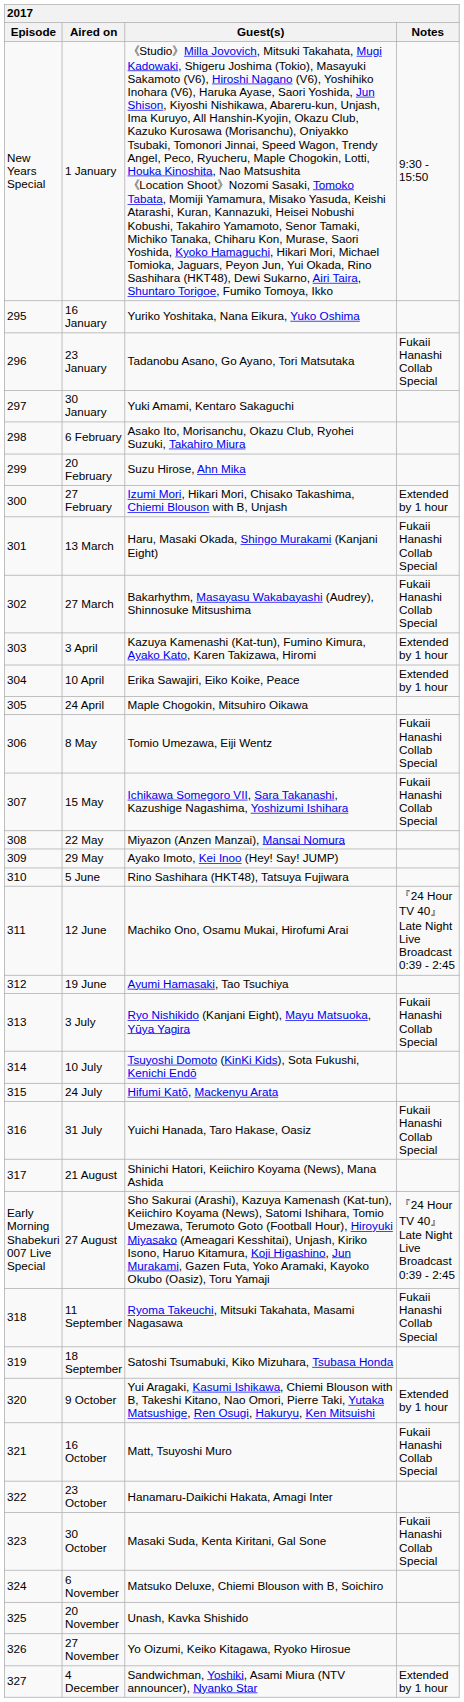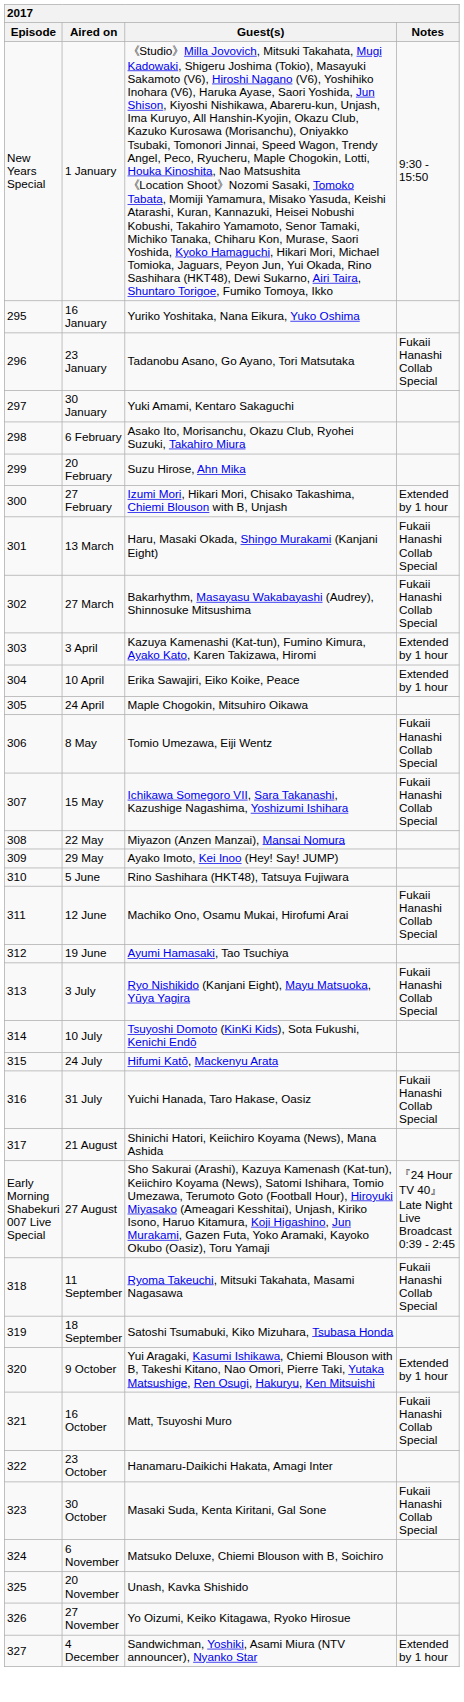(427, 931) 『24 Hour TV 40』 Late Night Live Broadcast 0:39 - 2:45 -> (421, 915) Fukaii Hanashi Collab Special
